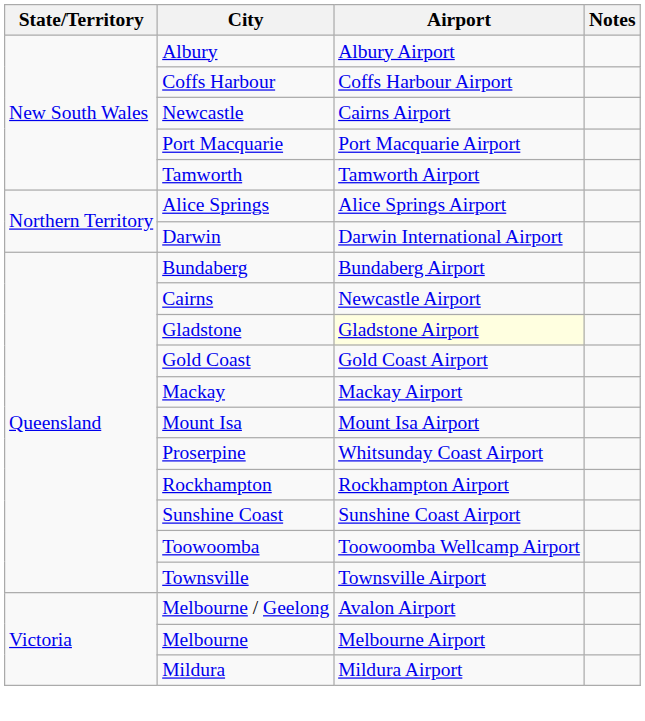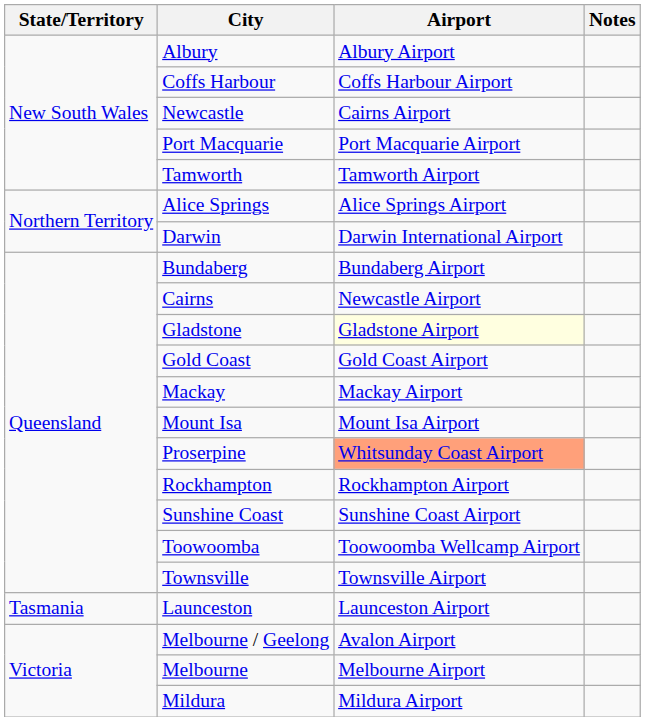(441, 453) no background -> (441, 453) lightsalmon background
+ row: (207, 608)
